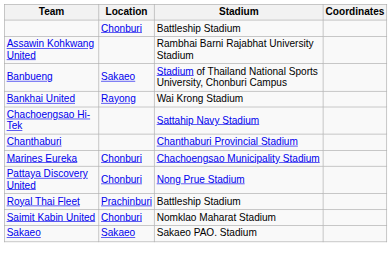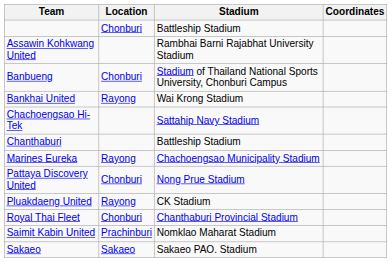(118, 77) Sakaeo -> (121, 77) Chonburi
(227, 142) Chanthaburi Provincial Stadium -> (199, 142) Battleship Stadium
(121, 158) Chonburi -> (118, 158) Rayong
+ row: (49, 201)
(127, 201) Prachinburi -> (121, 217) Chonburi
(199, 201) Battleship Stadium -> (227, 217) Chanthaburi Provincial Stadium
(121, 217) Chonburi -> (127, 233) Prachinburi
